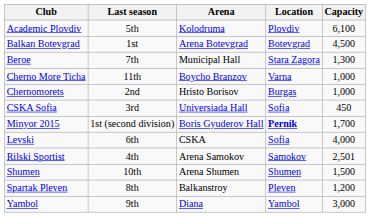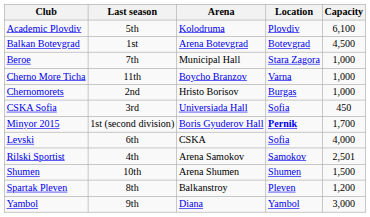(344, 60) 1,300 -> (344, 60) 1,000
